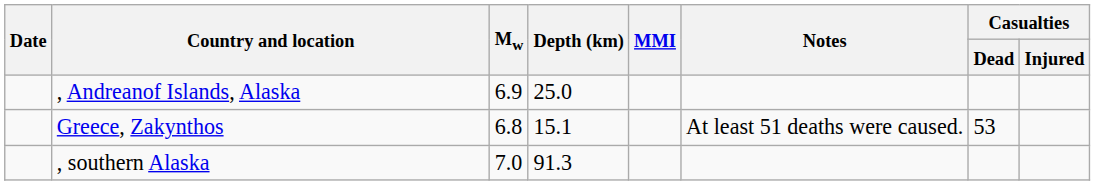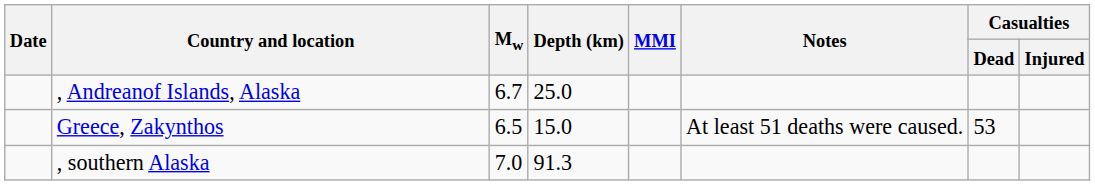(509, 92) 6.9 -> (509, 92) 6.7
(509, 127) 6.8 -> (509, 127) 6.5
(553, 127) 15.1 -> (553, 127) 15.0
